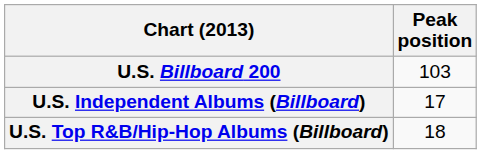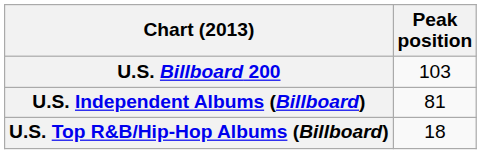(435, 102) 17 -> (435, 102) 81
